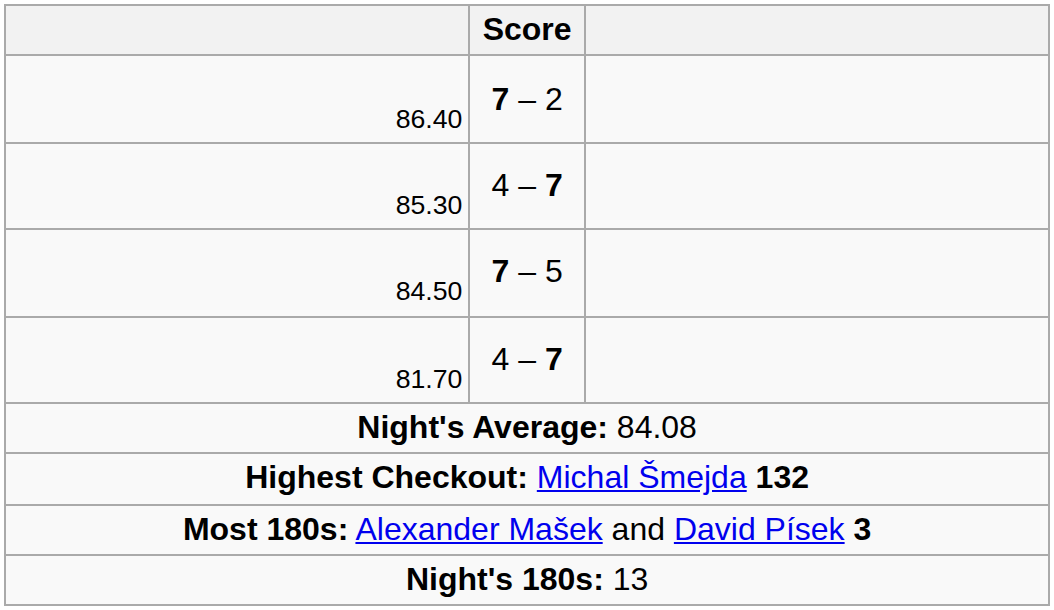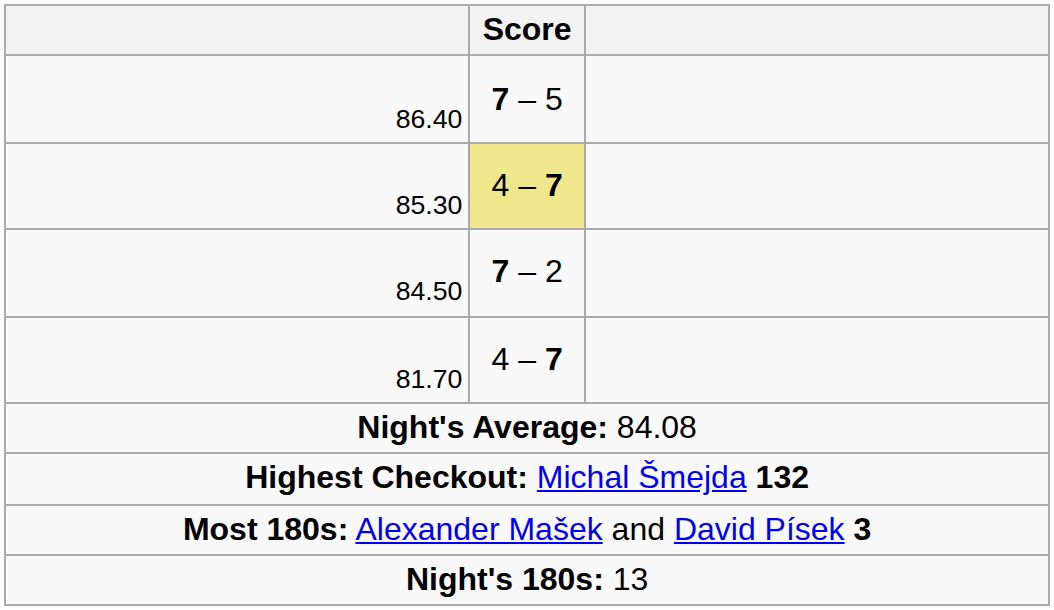(527, 98) 7 – 2 -> (527, 98) 7 – 5
(527, 185) no background -> (527, 185) khaki background
(527, 272) 7 – 5 -> (527, 272) 7 – 2
